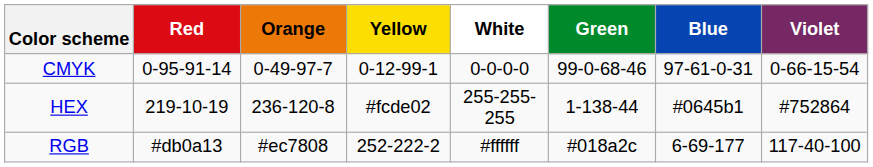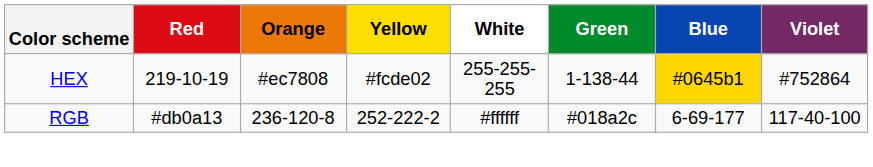- row: (69, 68)
(293, 107) 236-120-8 -> (293, 78) #ec7808
(708, 107) no background -> (708, 78) gold background
(293, 146) #ec7808 -> (293, 117) 236-120-8
